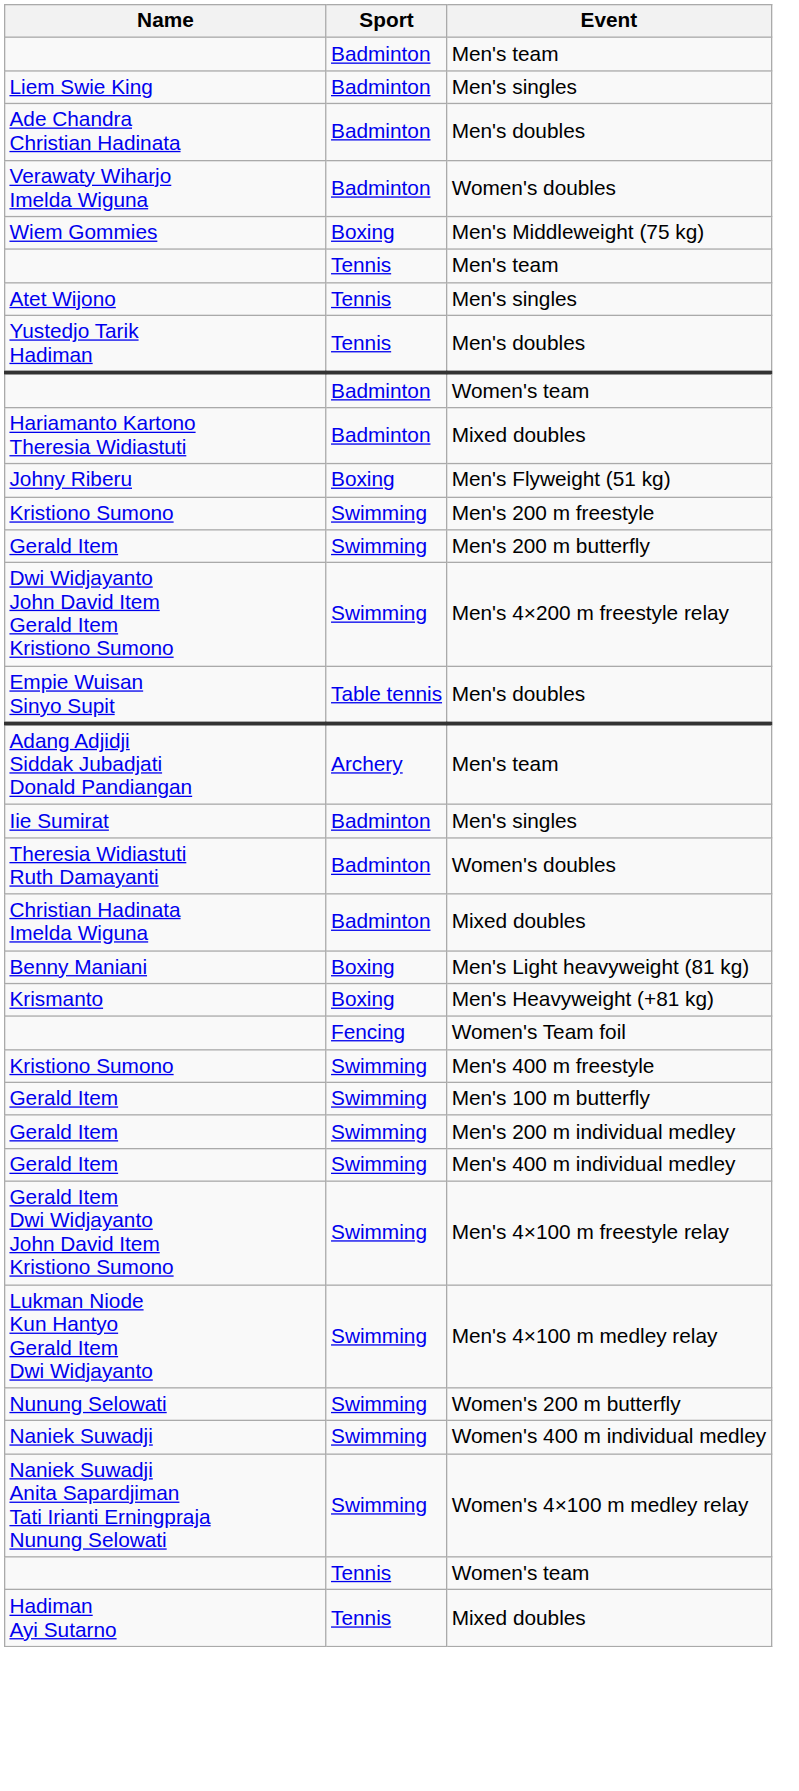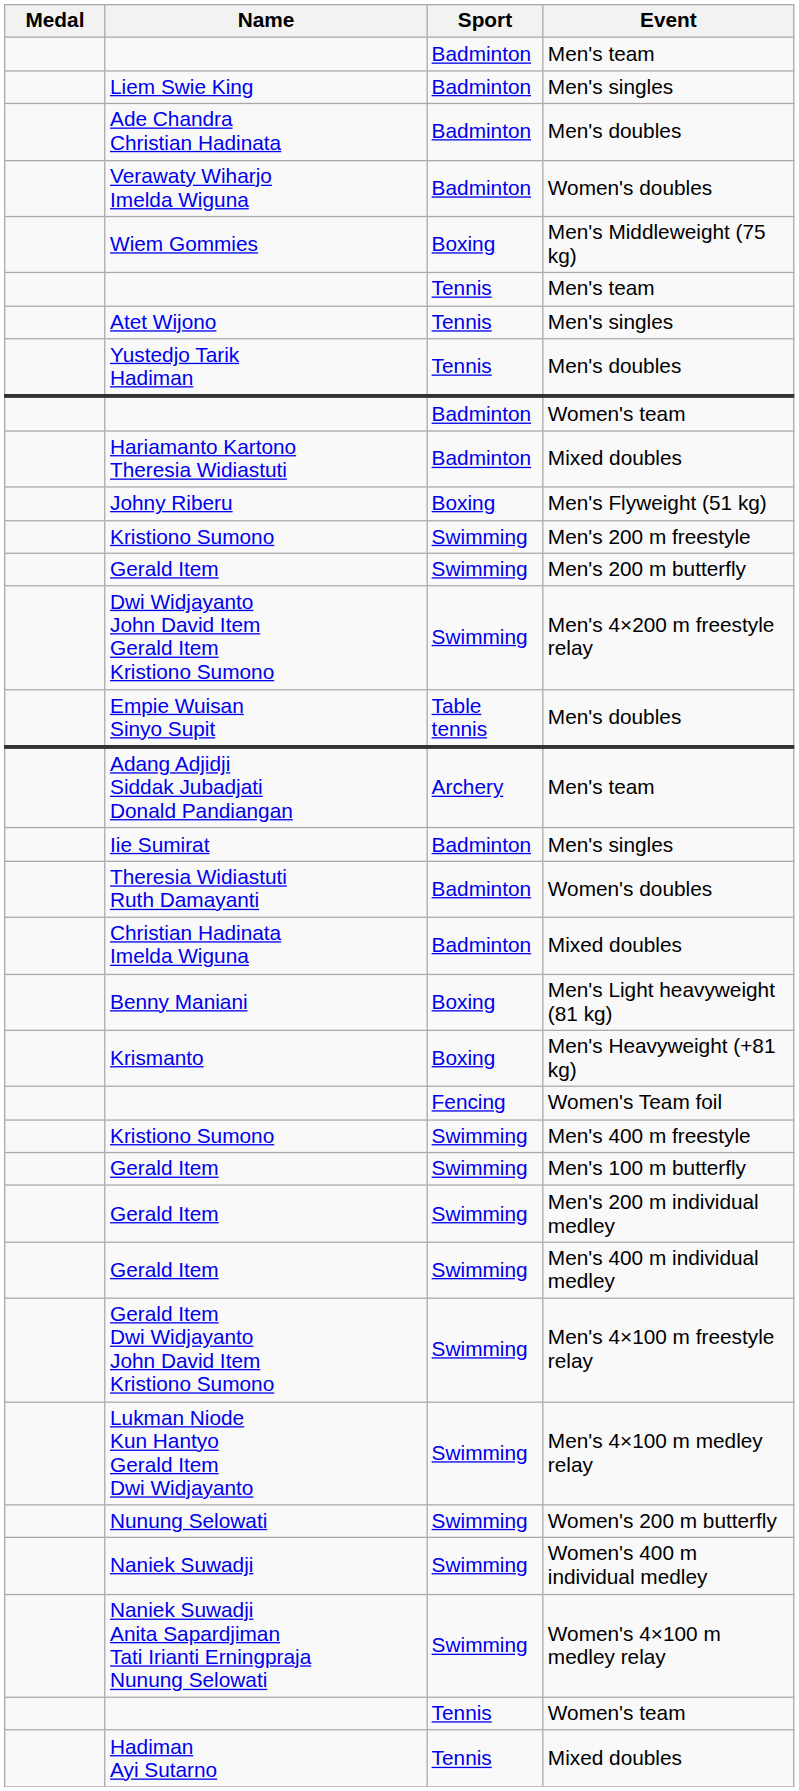+ column: (55, 20)
